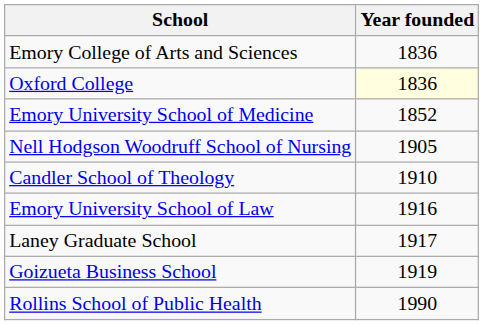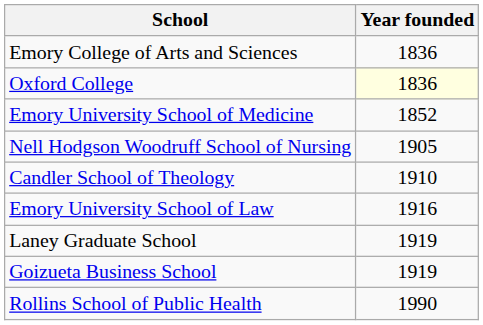(417, 240) 1917 -> (417, 240) 1919
